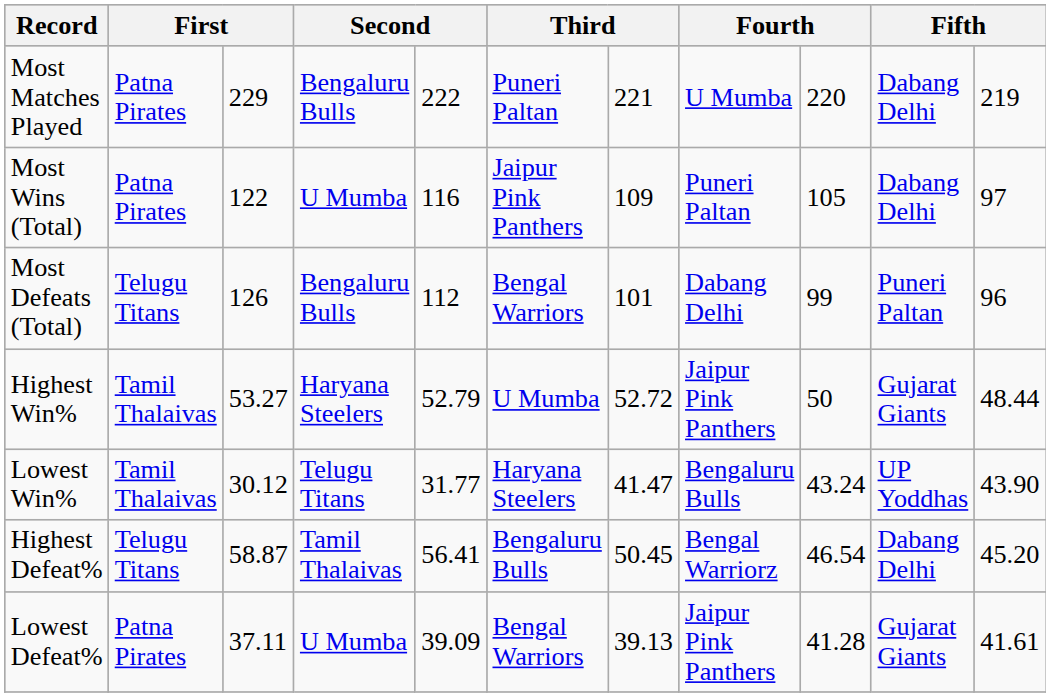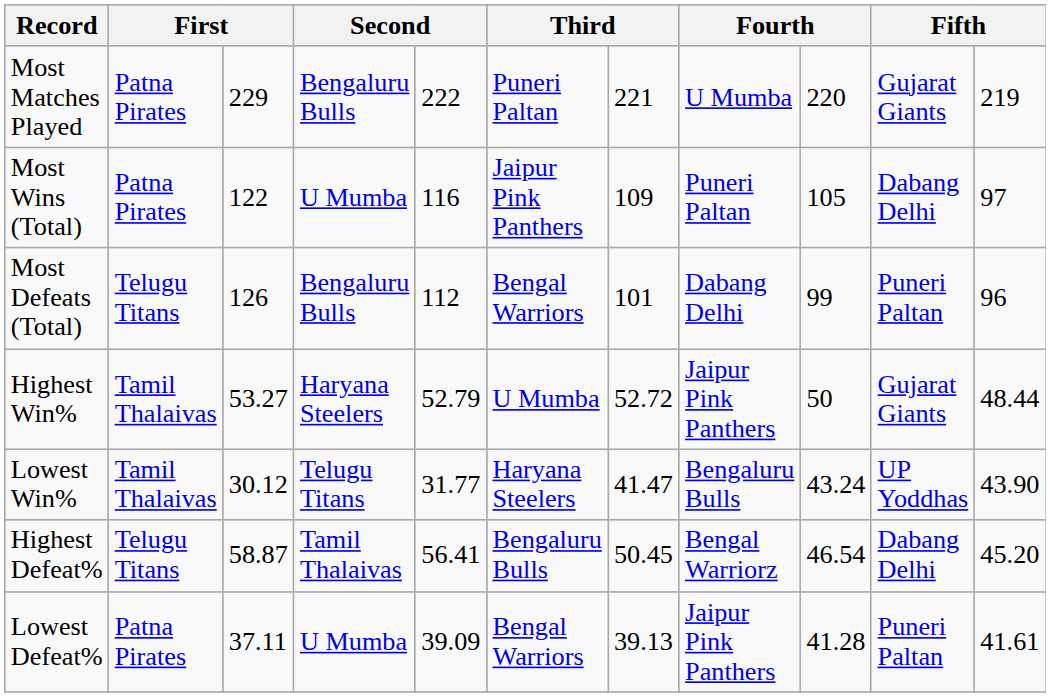(918, 96) Dabang Delhi -> (917, 96) Gujarat Giants
(917, 641) Gujarat Giants -> (912, 641) Puneri Paltan
